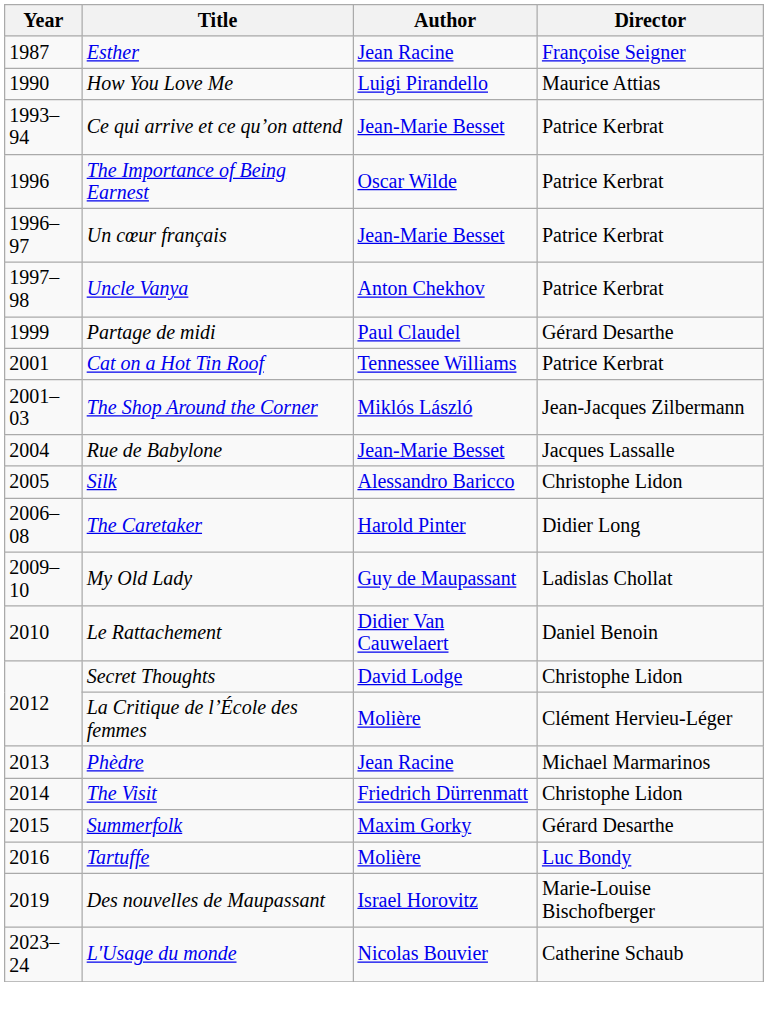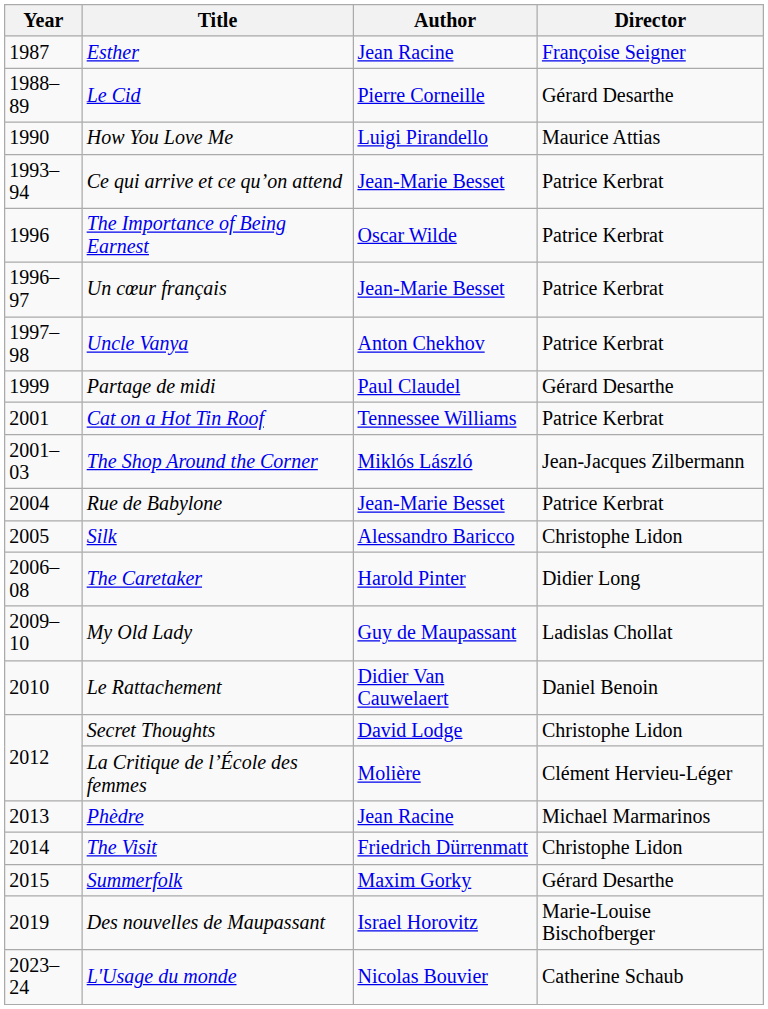+ row: (114, 95)
(608, 450) Jacques Lassalle -> (603, 504) Patrice Kerbrat
- row: (118, 857)
